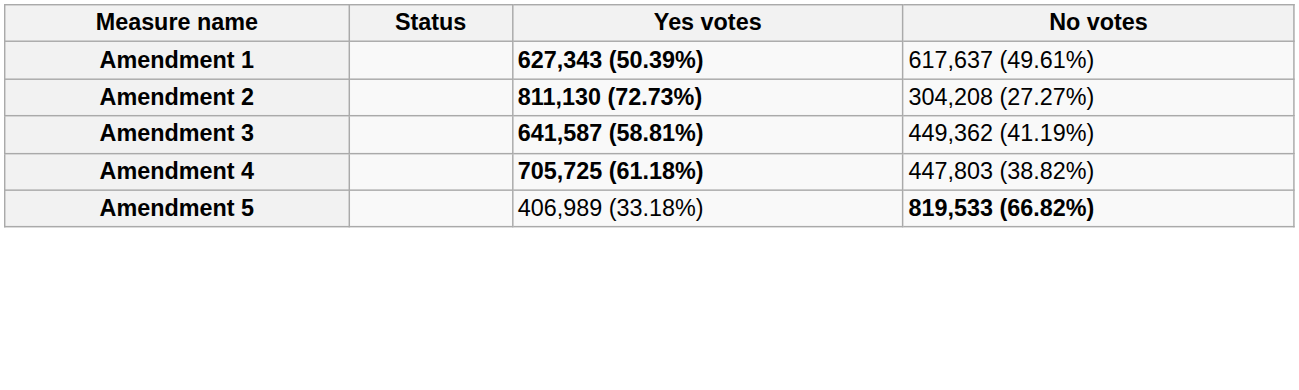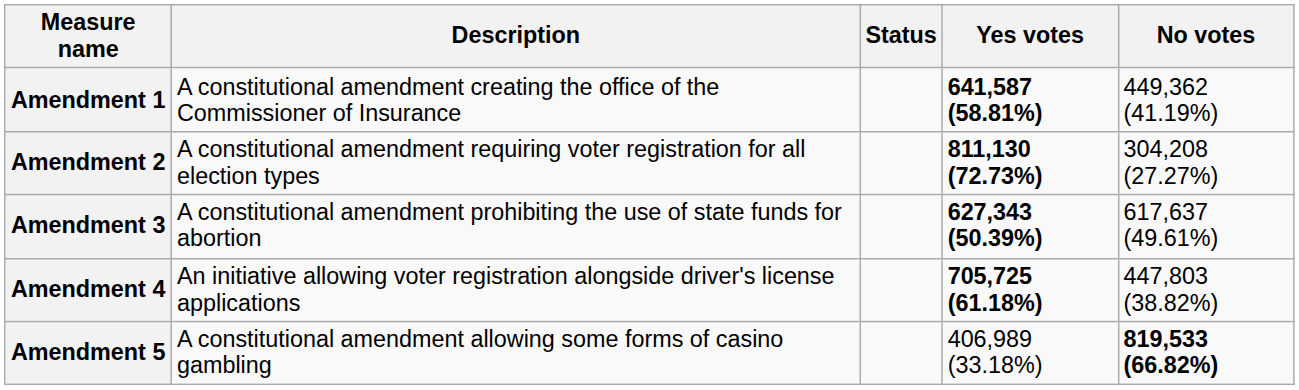+ column: (516, 36)
(611, 60) 627,343 (50.39%) -> (995, 99) 641,587 (58.81%)
(1001, 60) 617,637 (49.61%) -> (1171, 99) 449,362 (41.19%)
(611, 134) 641,587 (58.81%) -> (995, 226) 627,343 (50.39%)
(1001, 134) 449,362 (41.19%) -> (1171, 226) 617,637 (49.61%)
